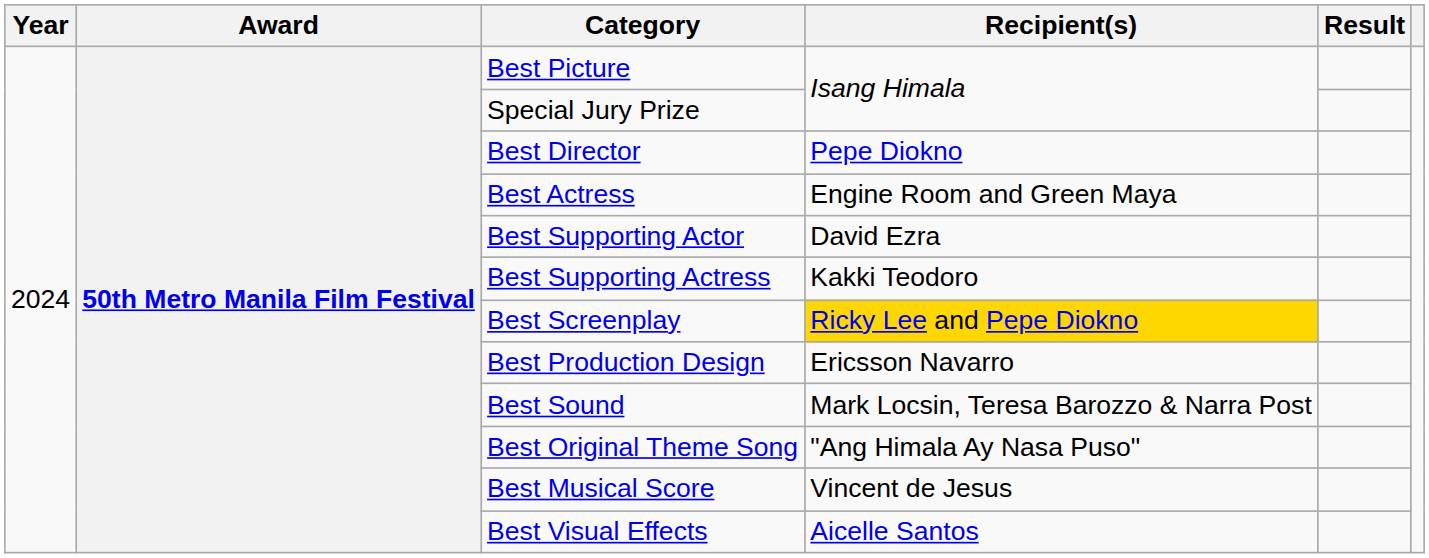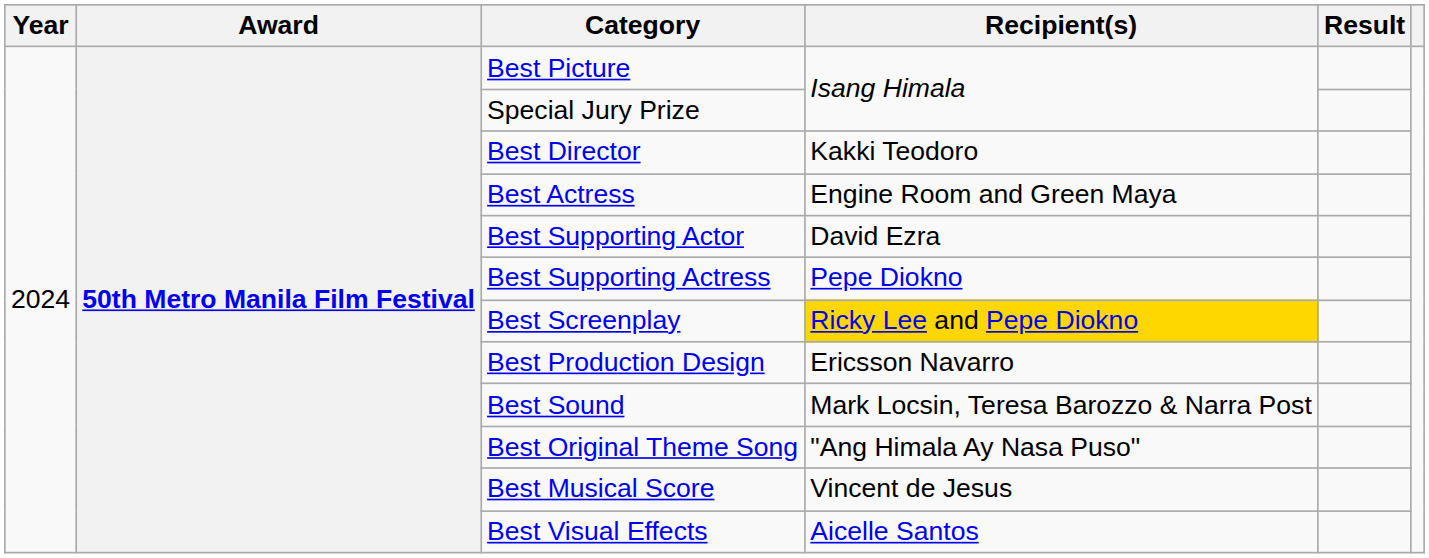(886, 151) Pepe Diokno -> (894, 151) Kakki Teodoro
(894, 278) Kakki Teodoro -> (886, 278) Pepe Diokno
